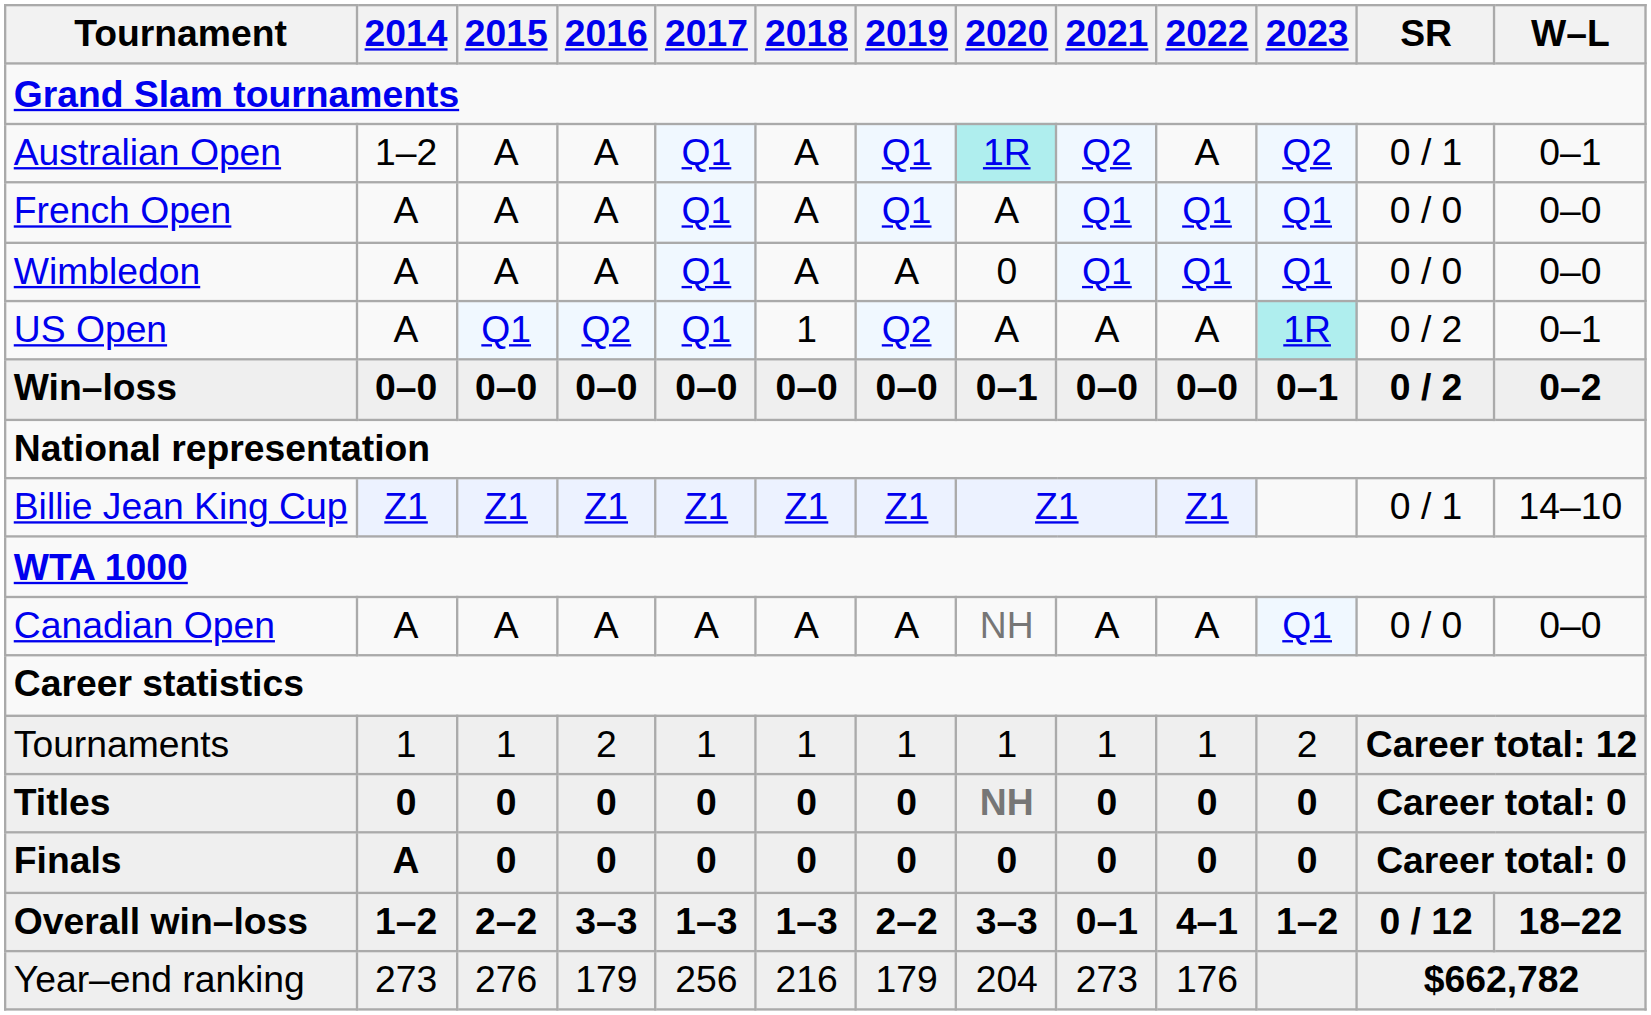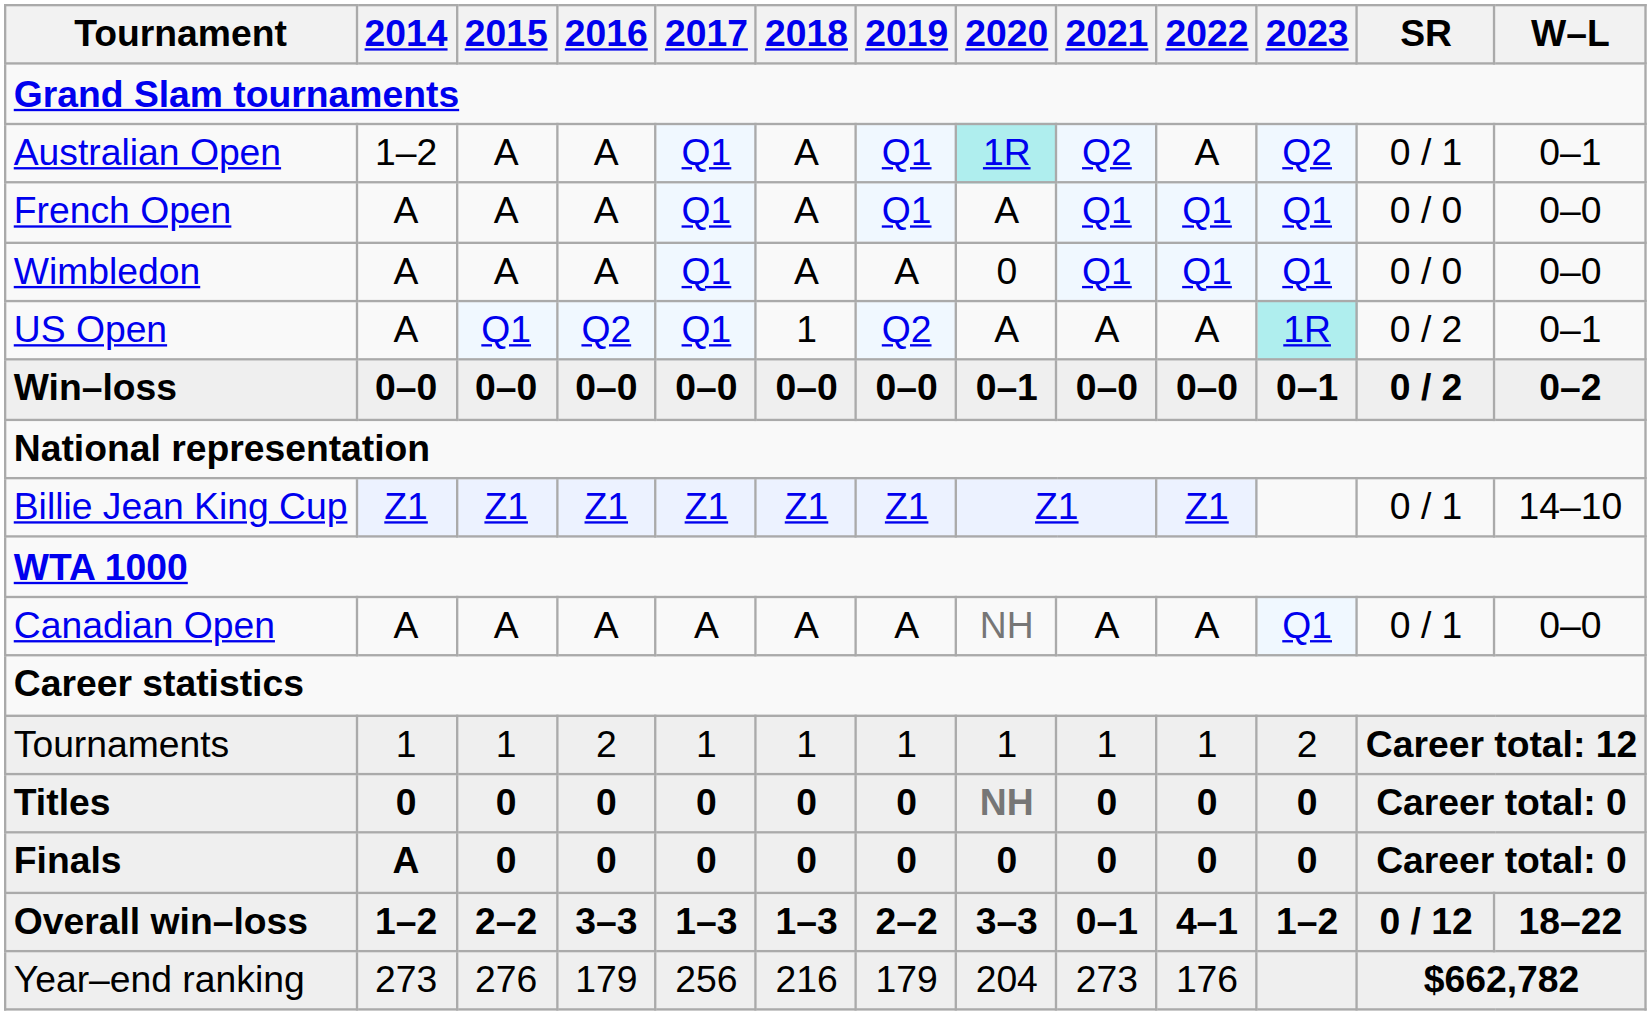(1426, 625) 0 / 0 -> (1426, 625) 0 / 1
